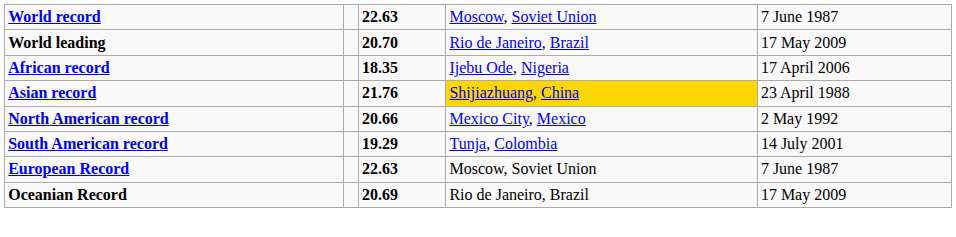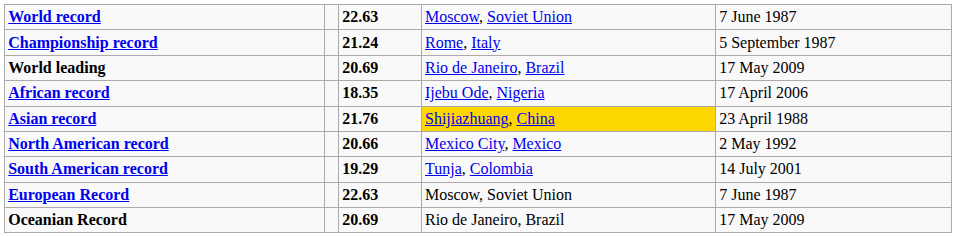+ row: (83, 42)
(380, 42) 20.70 -> (360, 67) 20.69
